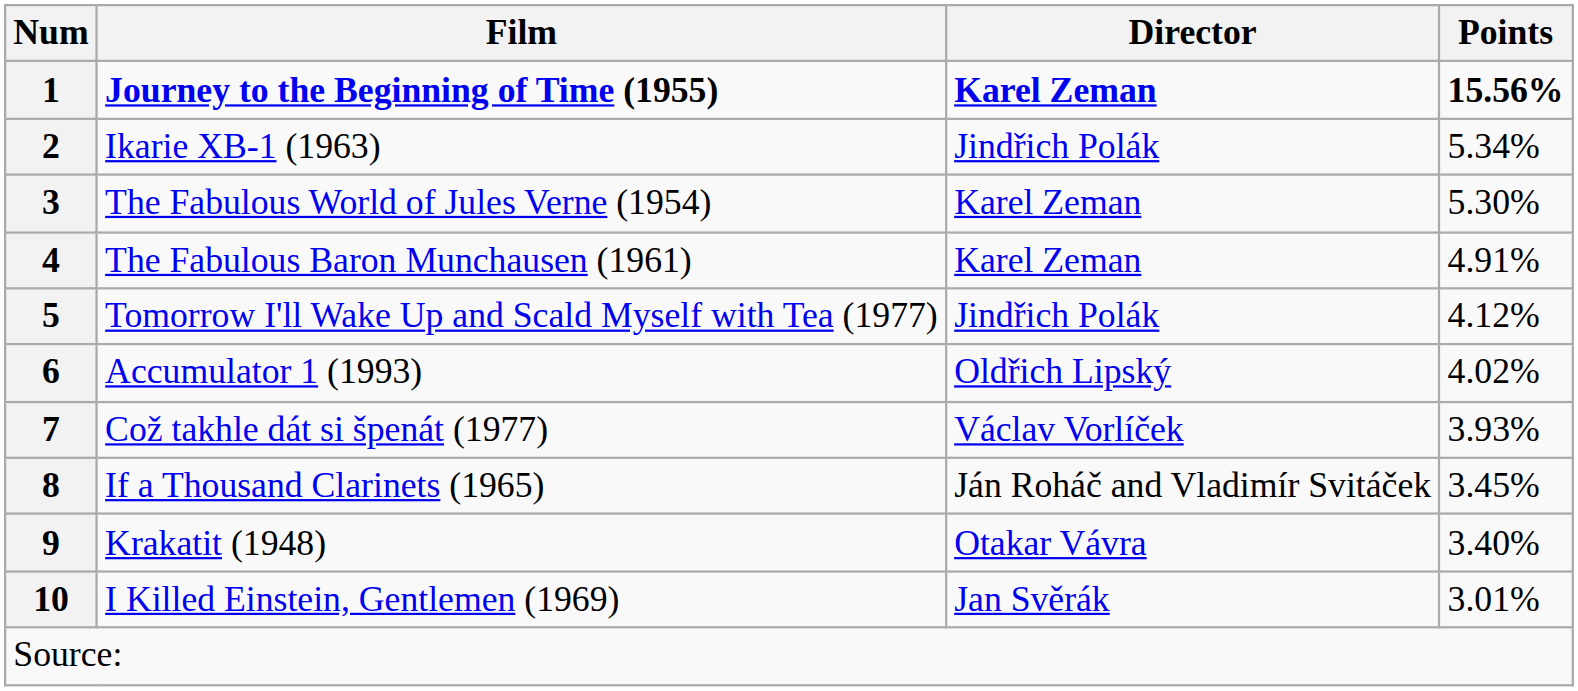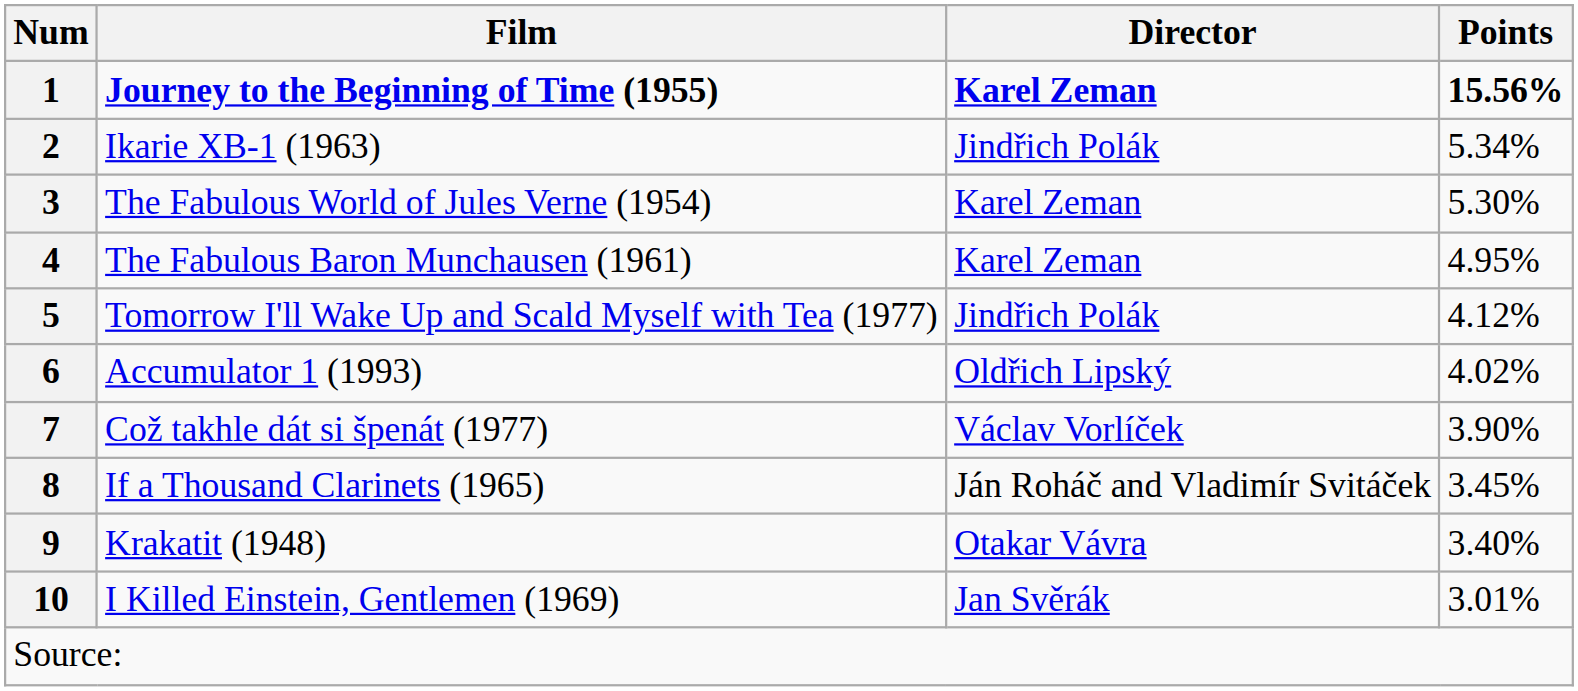(1494, 259) 4.91% -> (1494, 259) 4.95%
(1494, 428) 3.93% -> (1494, 428) 3.90%
